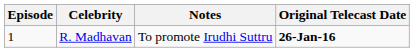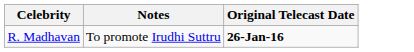- column: (30, 15)
